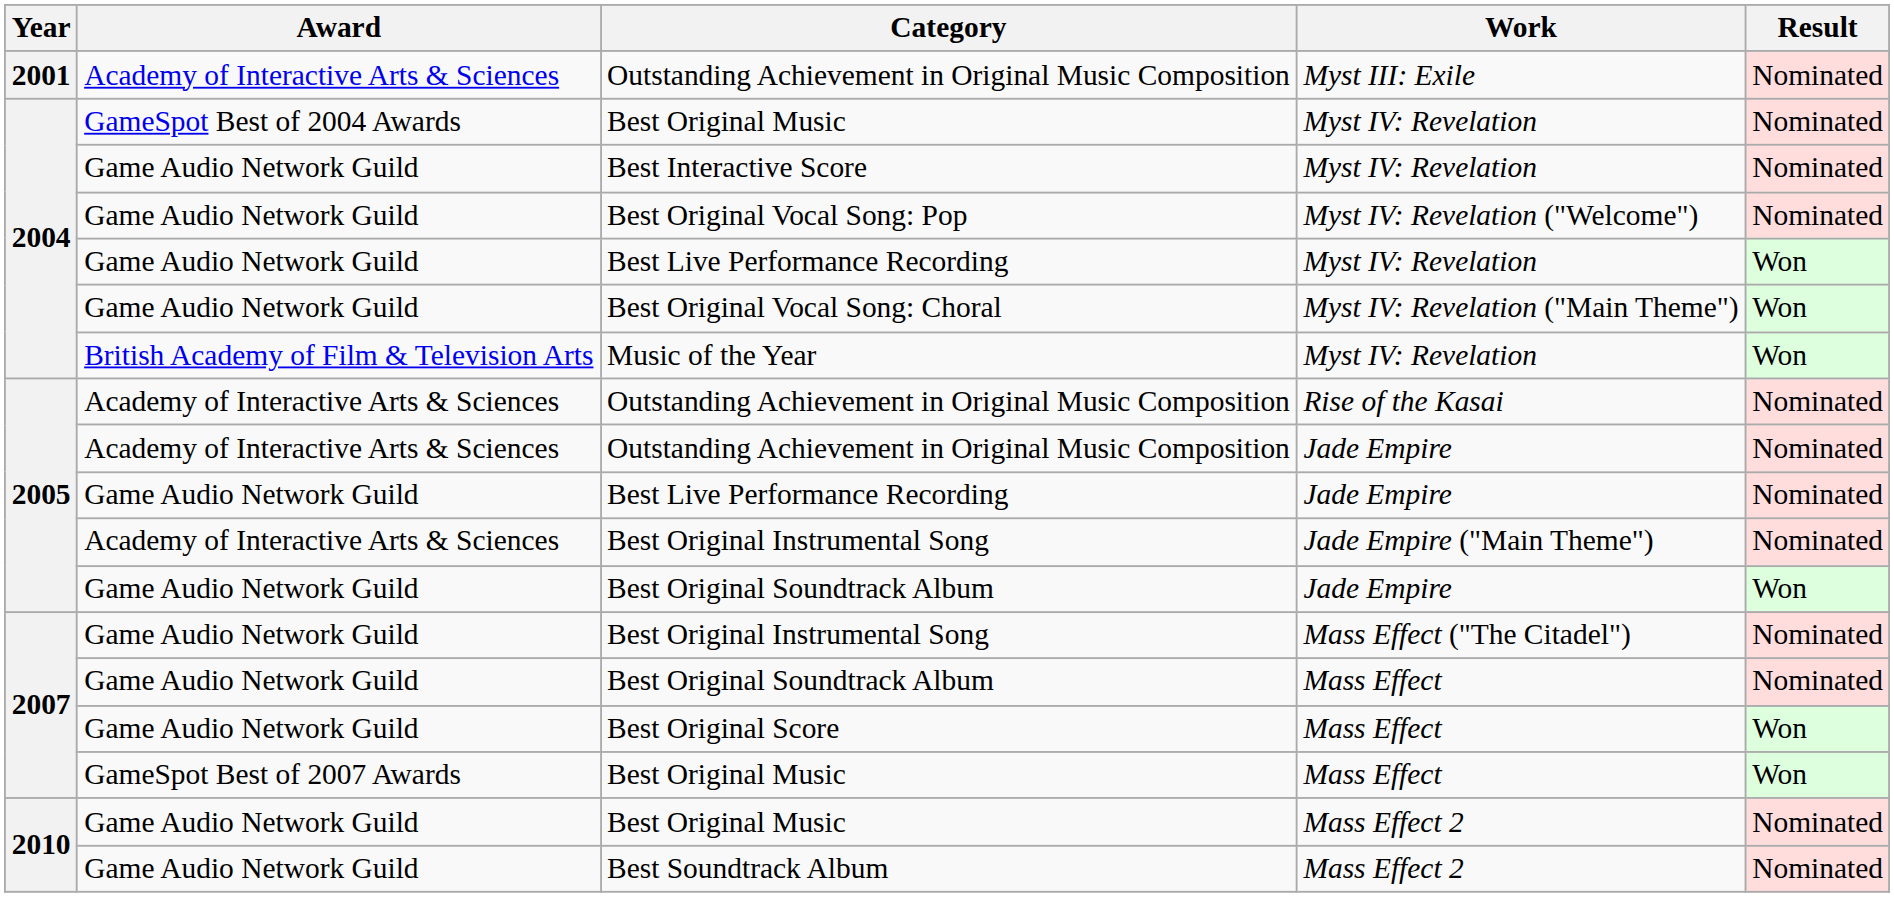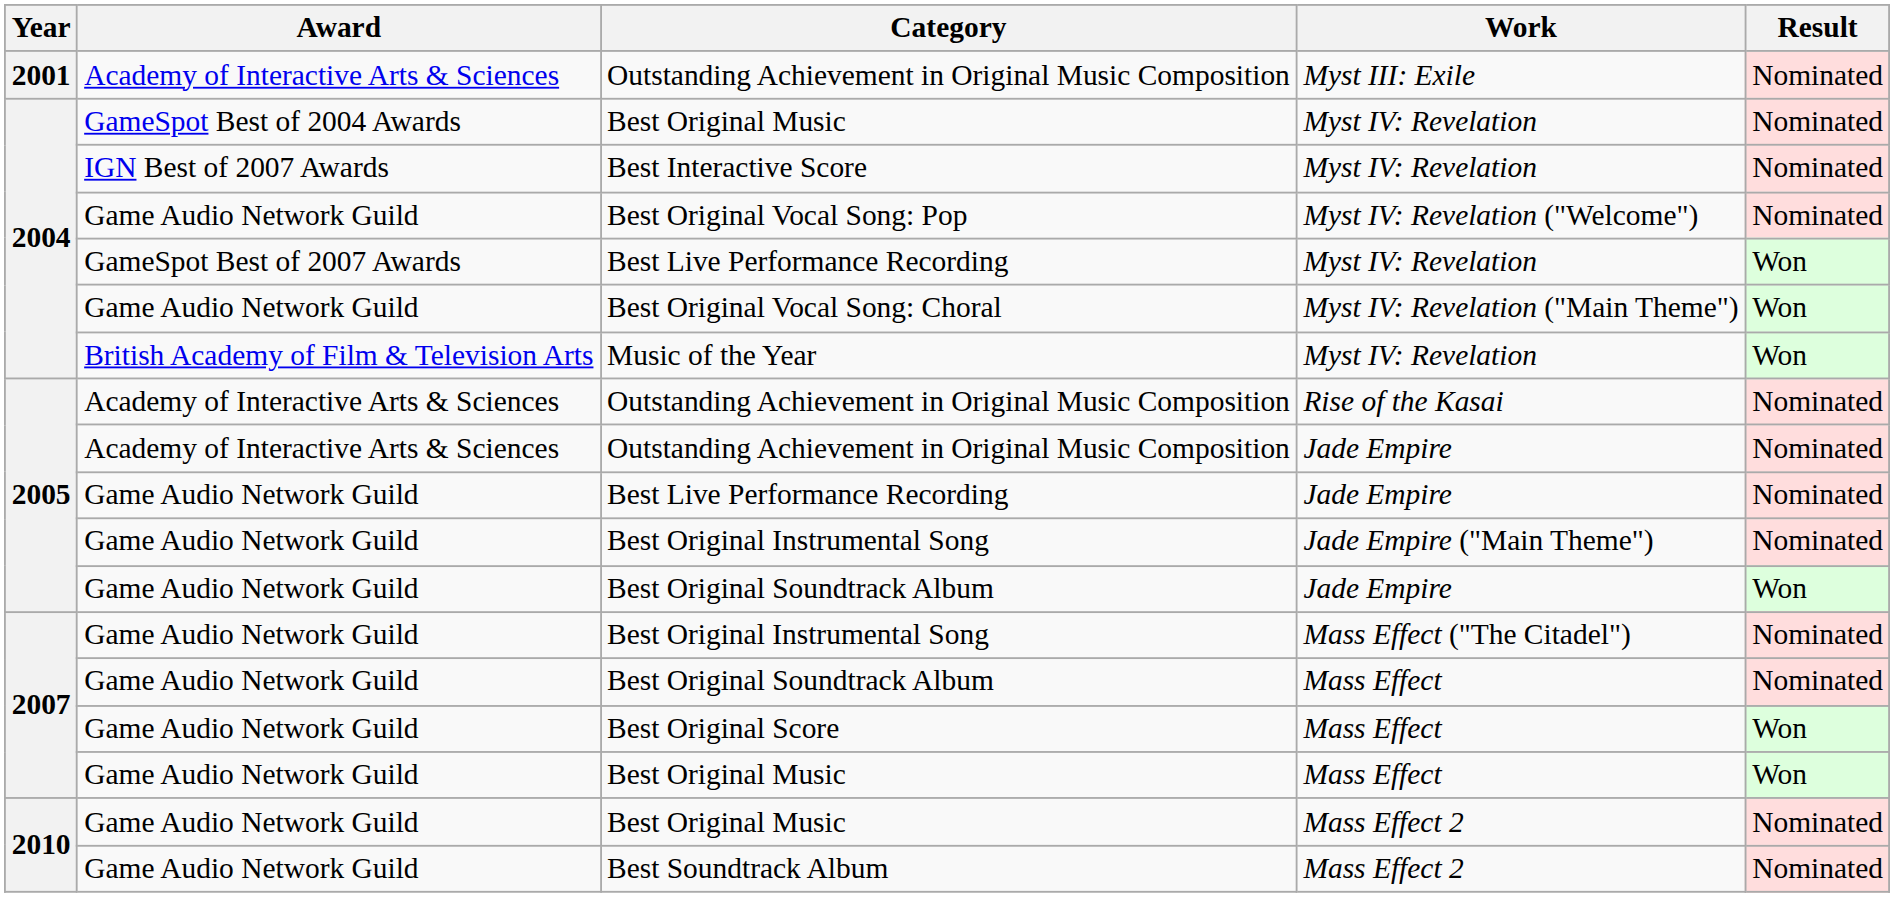(251, 167) Game Audio Network Guild -> (237, 167) IGN Best of 2007 Awards
(251, 261) Game Audio Network Guild -> (273, 261) GameSpot Best of 2007 Awards
(322, 541) Academy of Interactive Arts & Sciences -> (251, 541) Game Audio Network Guild
(273, 774) GameSpot Best of 2007 Awards -> (251, 774) Game Audio Network Guild
